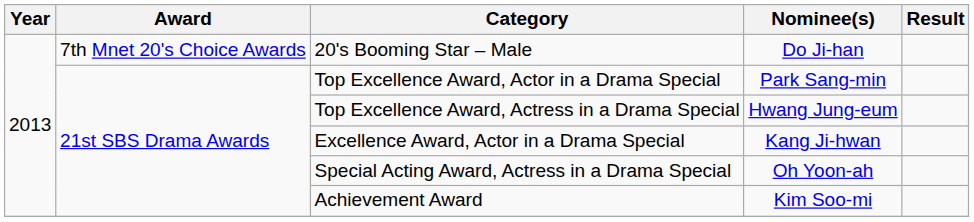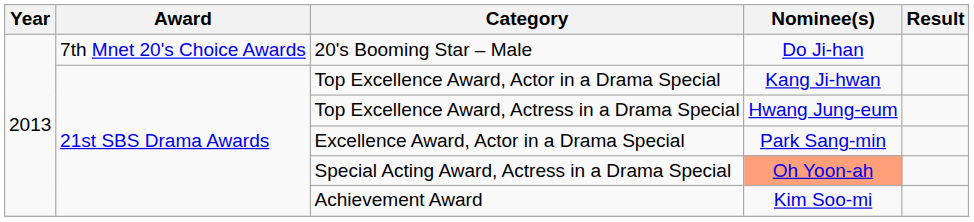(823, 79) Park Sang-min -> (823, 79) Kang Ji-hwan
(823, 140) Kang Ji-hwan -> (823, 140) Park Sang-min
(823, 170) no background -> (823, 170) lightsalmon background
